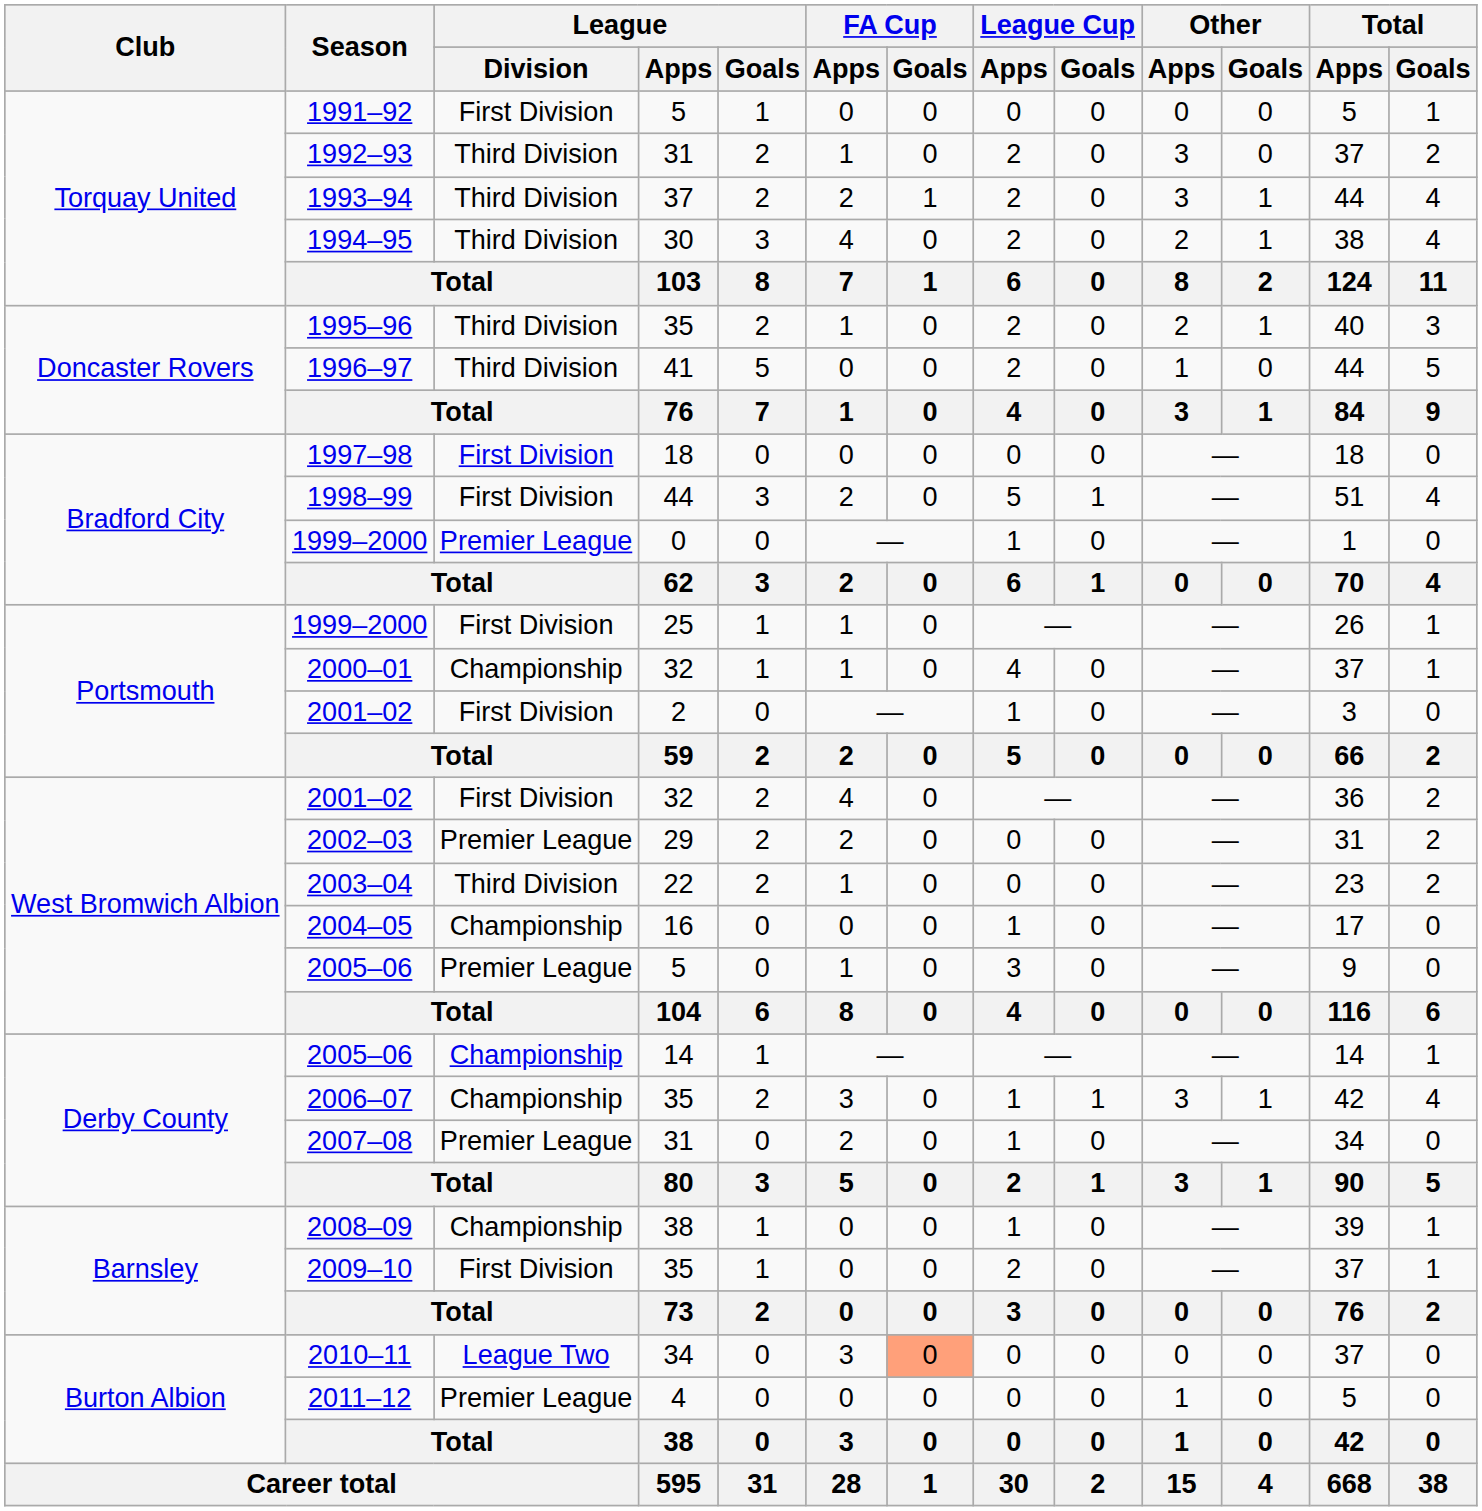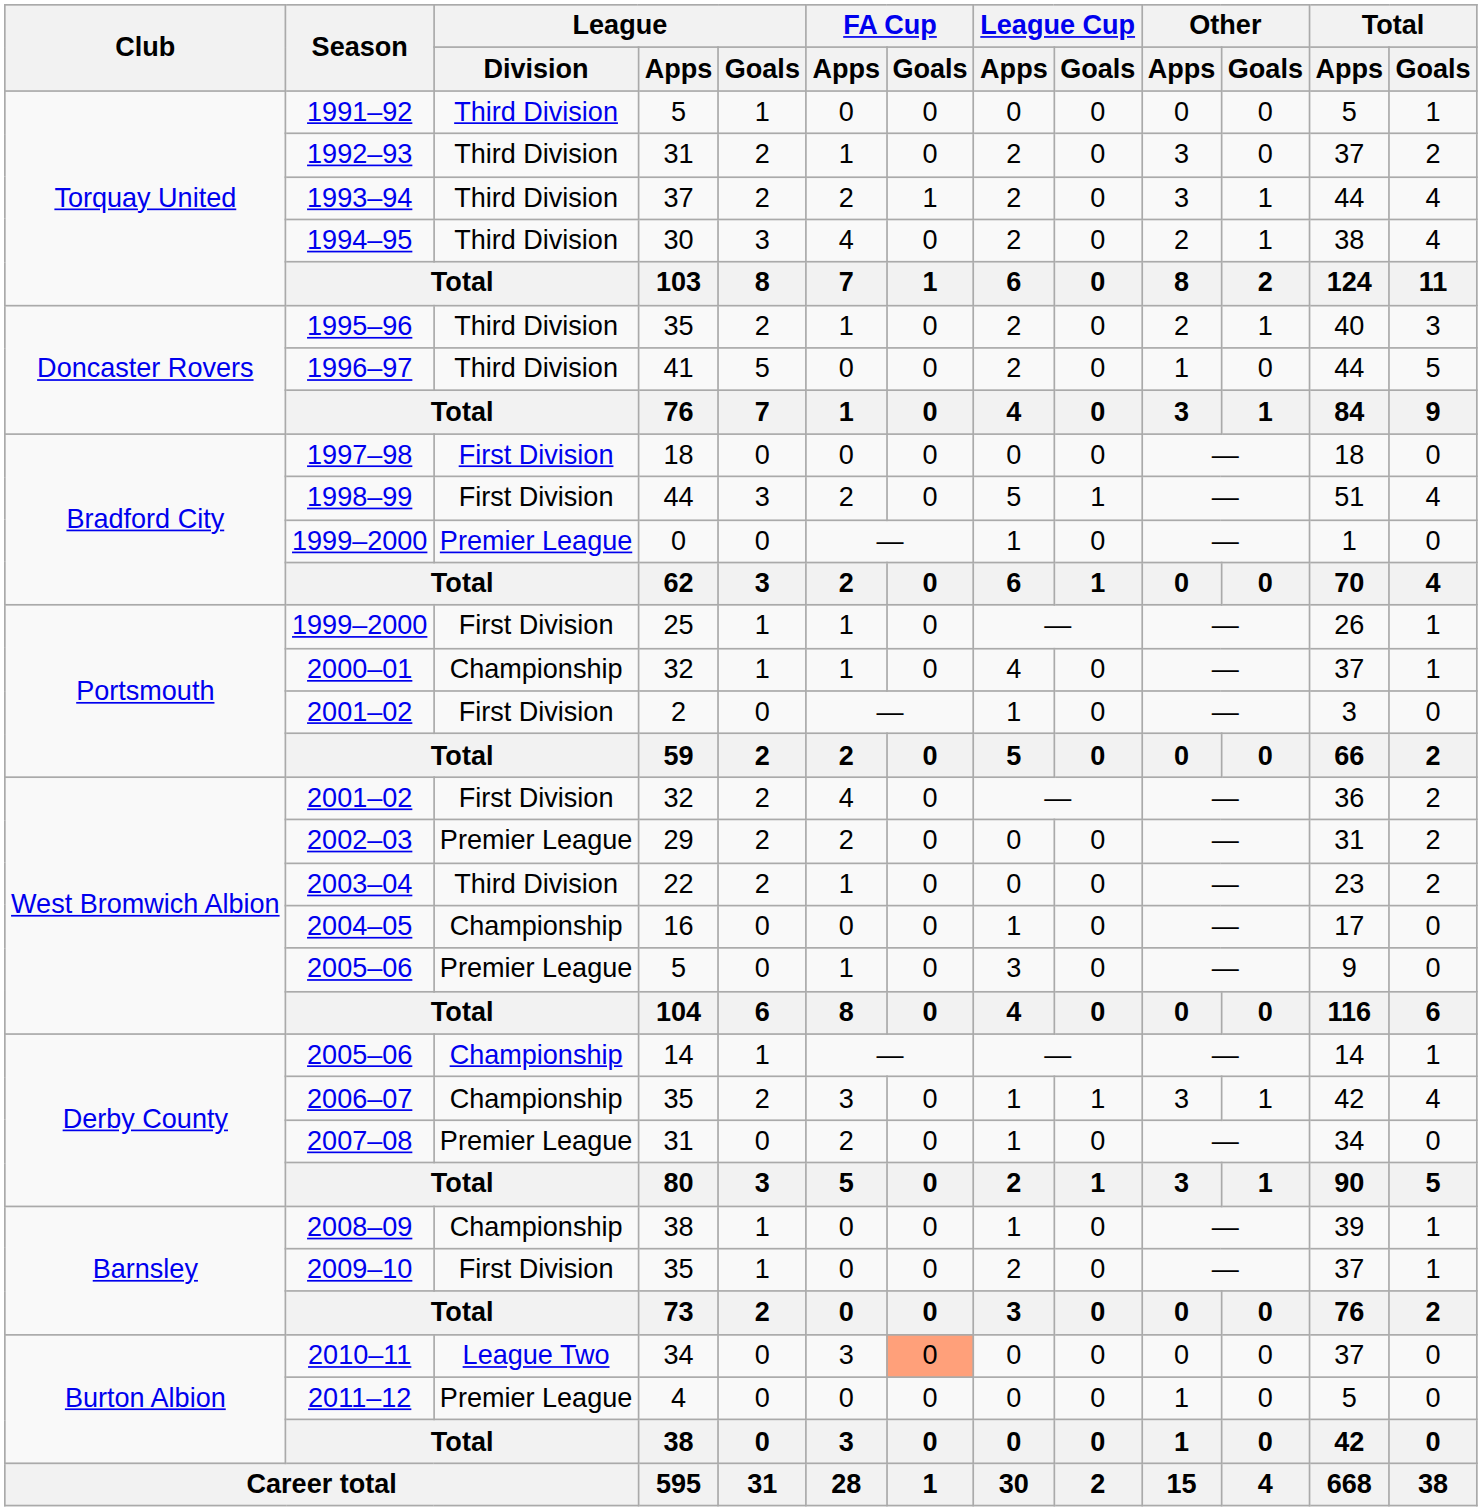(536, 111) First Division -> (536, 111) Third Division
